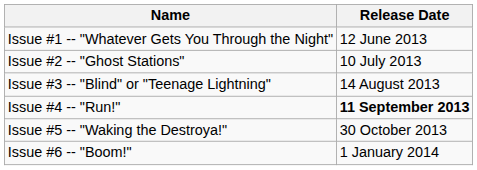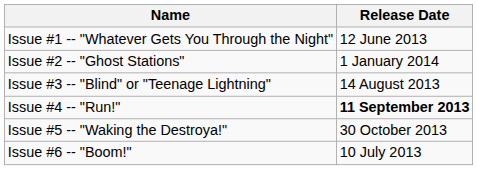(381, 61) 10 July 2013 -> (389, 61) 1 January 2014
(389, 152) 1 January 2014 -> (381, 152) 10 July 2013
